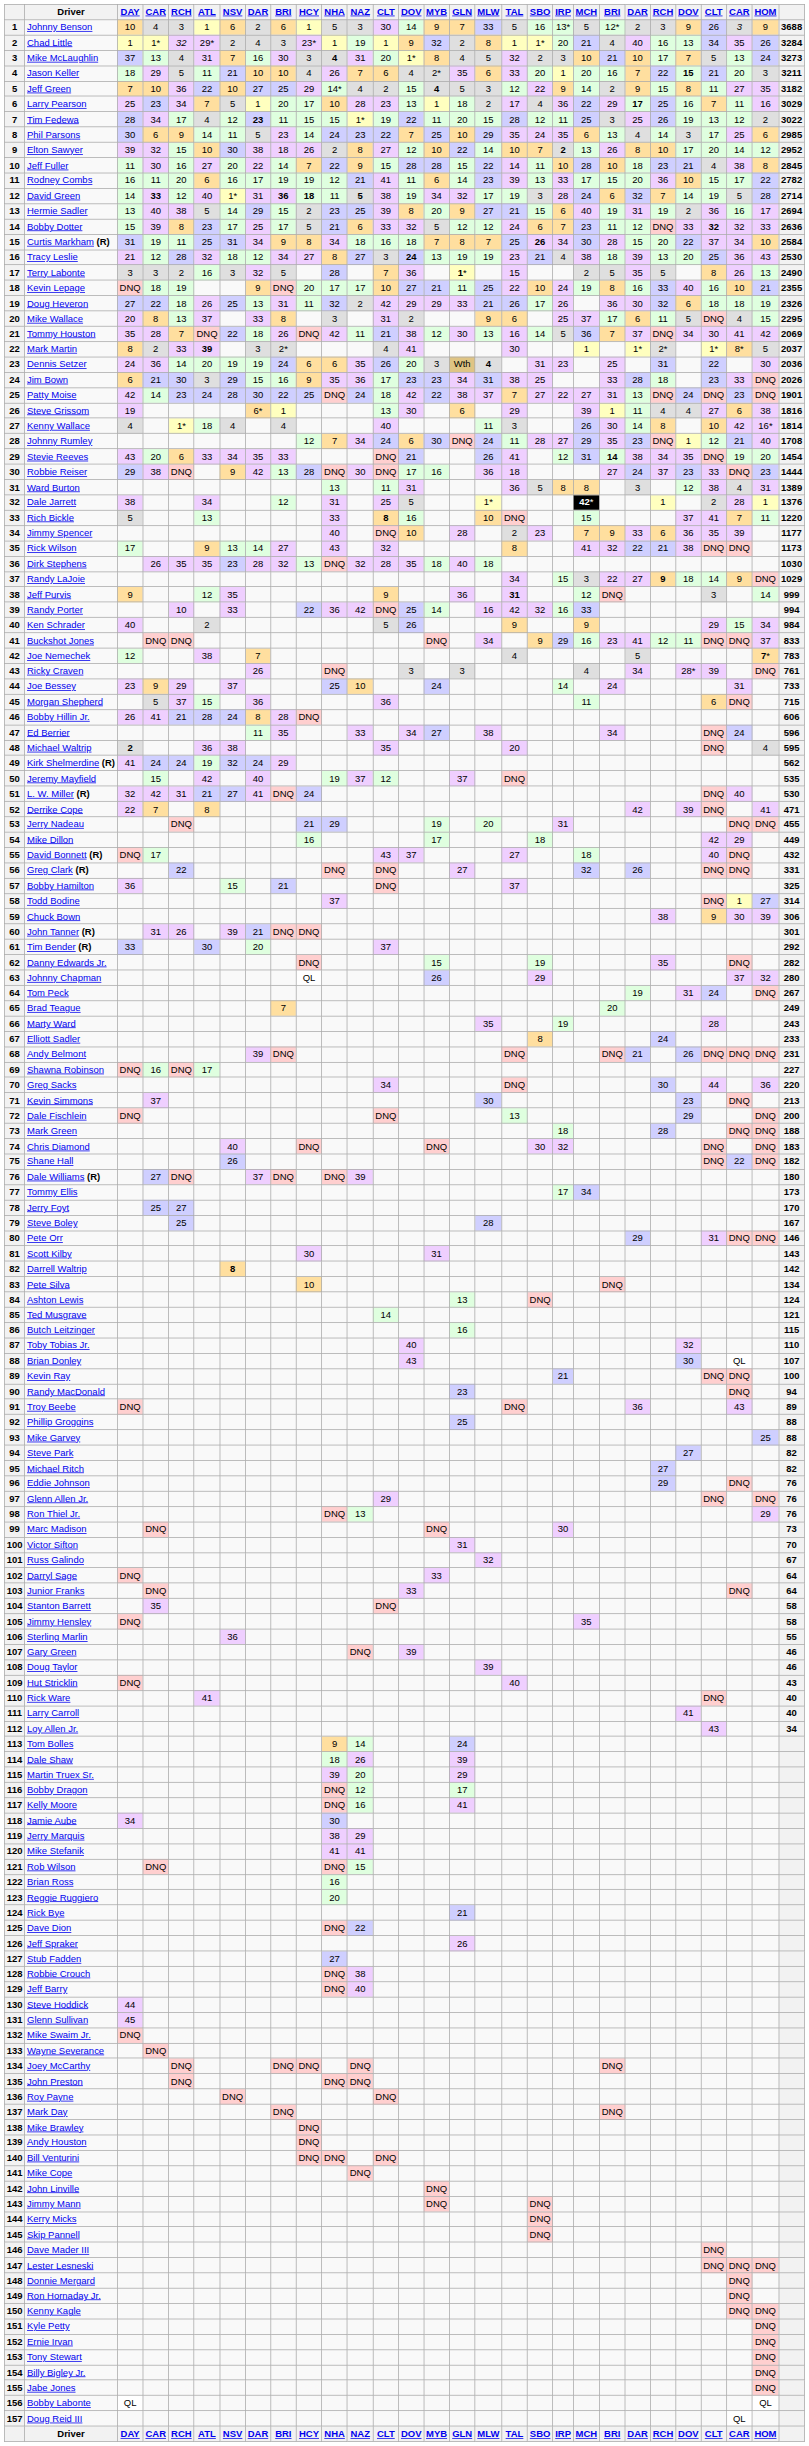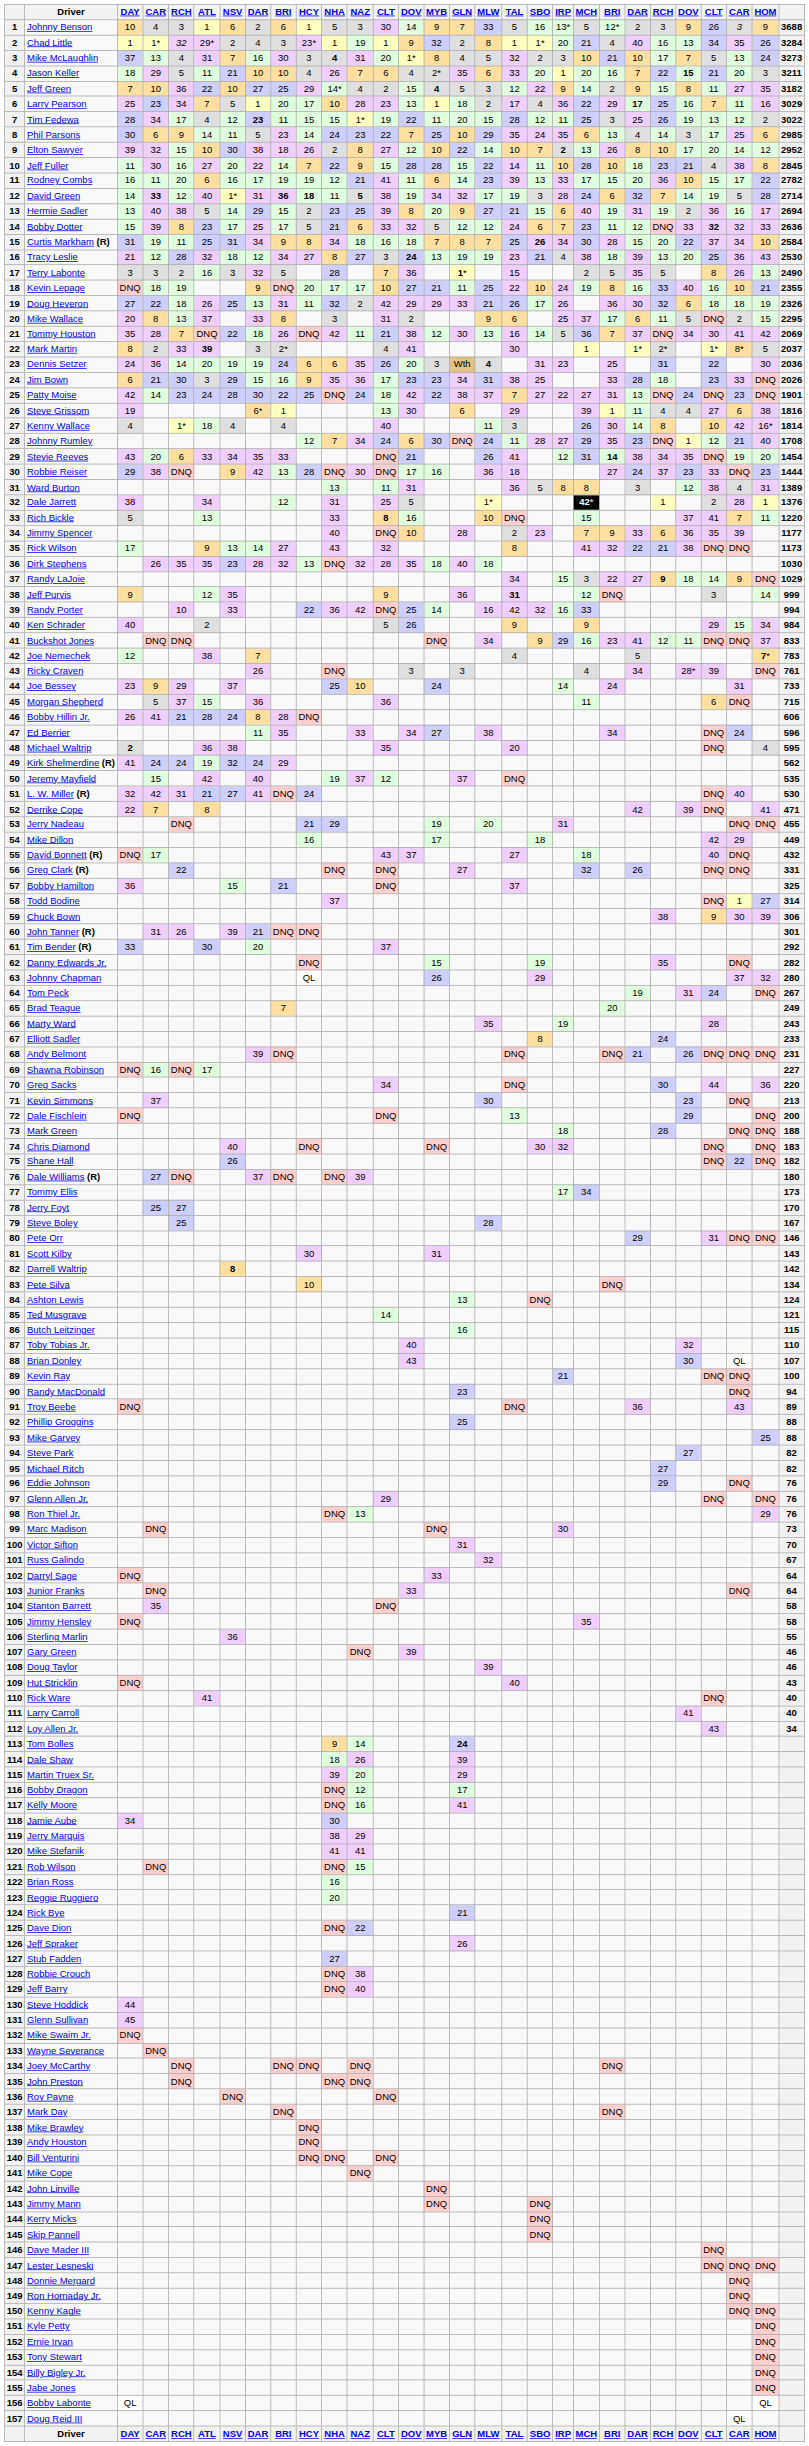(739, 319) 4 -> (739, 319) 2
(462, 1744) normal -> (462, 1744) bold
